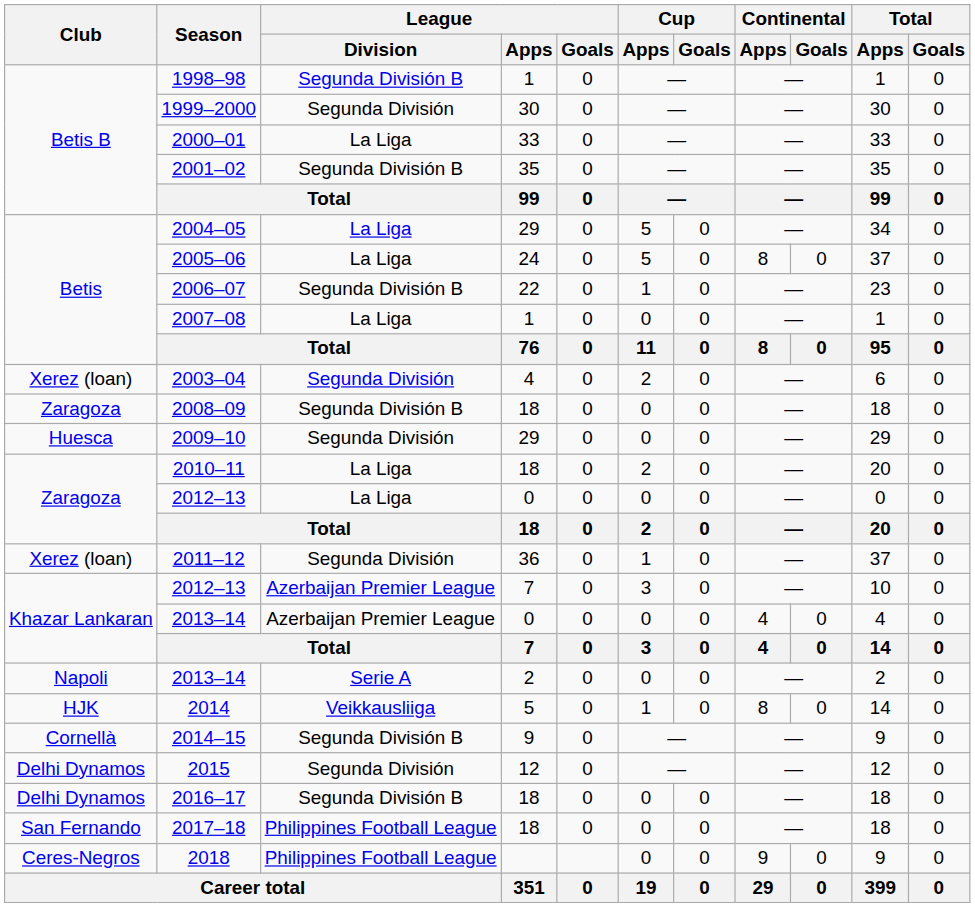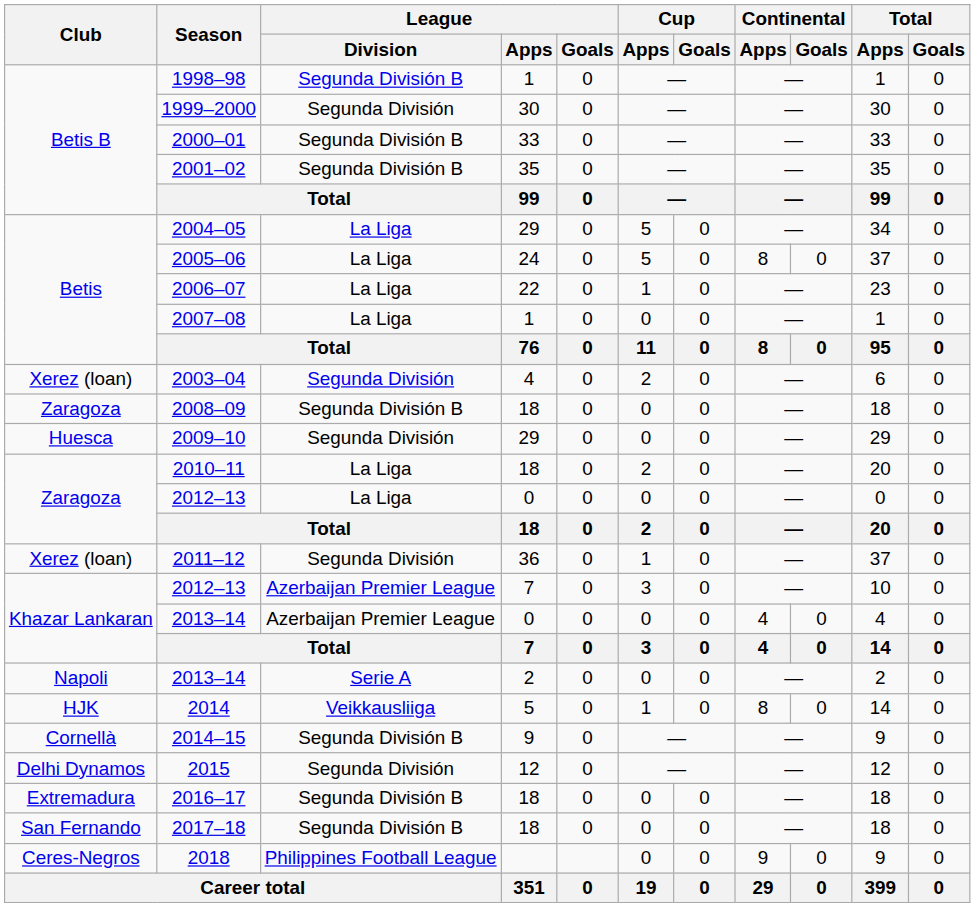(381, 139) La Liga -> (381, 139) Segunda División B
(381, 288) Segunda División B -> (381, 288) La Liga
(81, 797) Delhi Dynamos -> (81, 797) Extremadura
(381, 827) Philippines Football League -> (381, 827) Segunda División B
